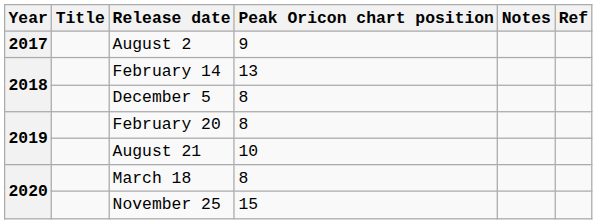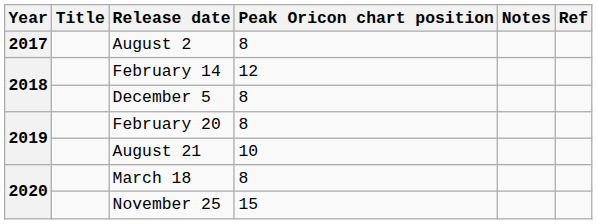(243, 45) 9 -> (243, 45) 8
(248, 71) 13 -> (248, 71) 12
